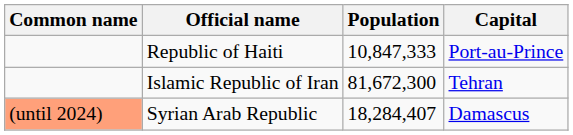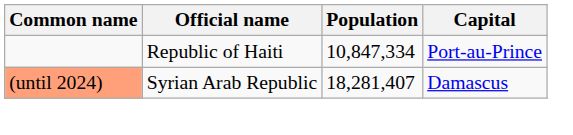(392, 51) 10,847,333 -> (371, 51) 10,847,334
- row: (243, 82)
(392, 113) 18,284,407 -> (371, 82) 18,281,407
